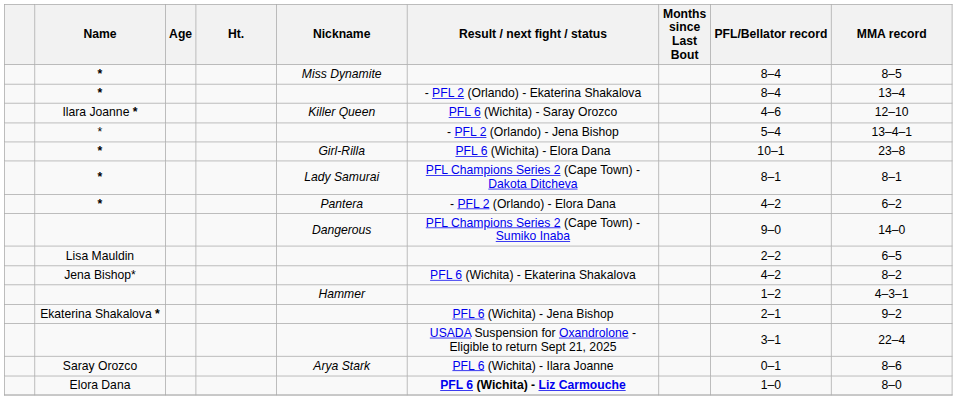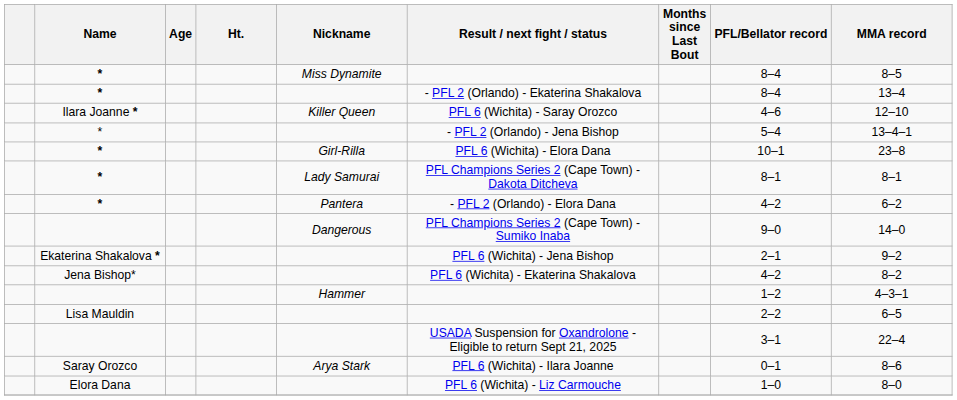rows swapped: (19, 256) <-> (19, 314)
(533, 385) bold -> (533, 385) normal
